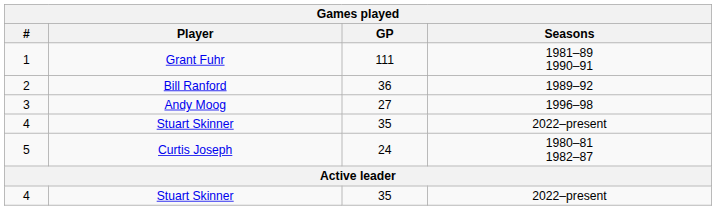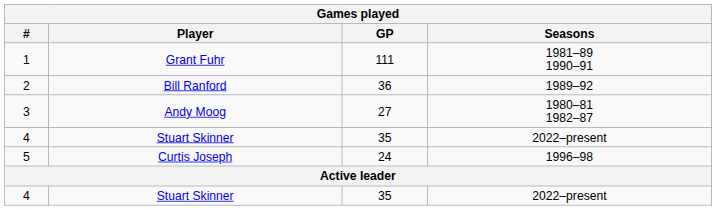(569, 105) 1996–98 -> (569, 112) 1980–81 1982–87
(569, 150) 1980–81 1982–87 -> (569, 157) 1996–98
